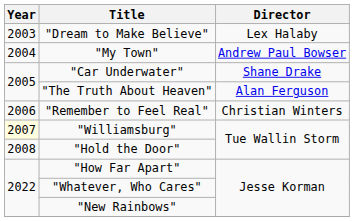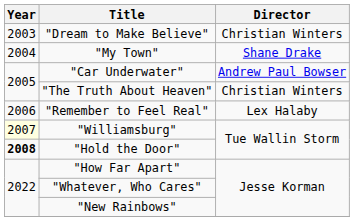(282, 33) Lex Halaby -> (282, 33) Christian Winters
(282, 53) Andrew Paul Bowser -> (282, 53) Shane Drake
(282, 72) Shane Drake -> (282, 72) Andrew Paul Bowser
(282, 91) Alan Ferguson -> (282, 91) Christian Winters
(282, 110) Christian Winters -> (282, 110) Lex Halaby
(22, 149) normal -> (22, 149) bold
